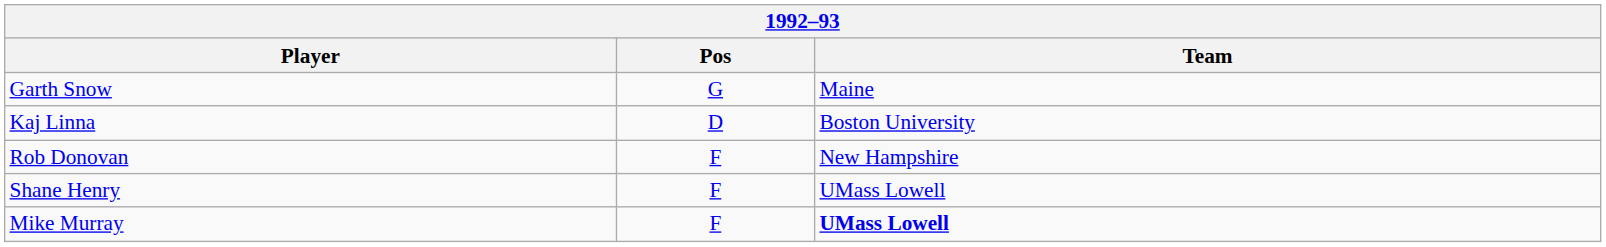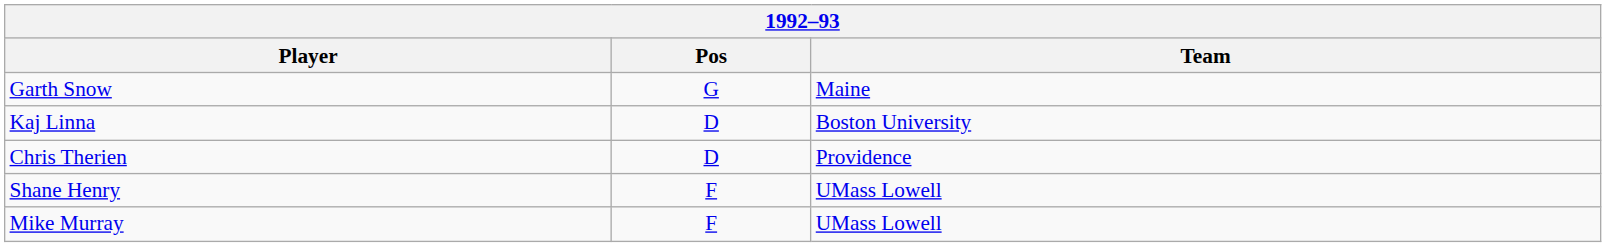+ row: (68, 156)
- row: (69, 156)
(884, 223) bold -> (879, 223) normal
